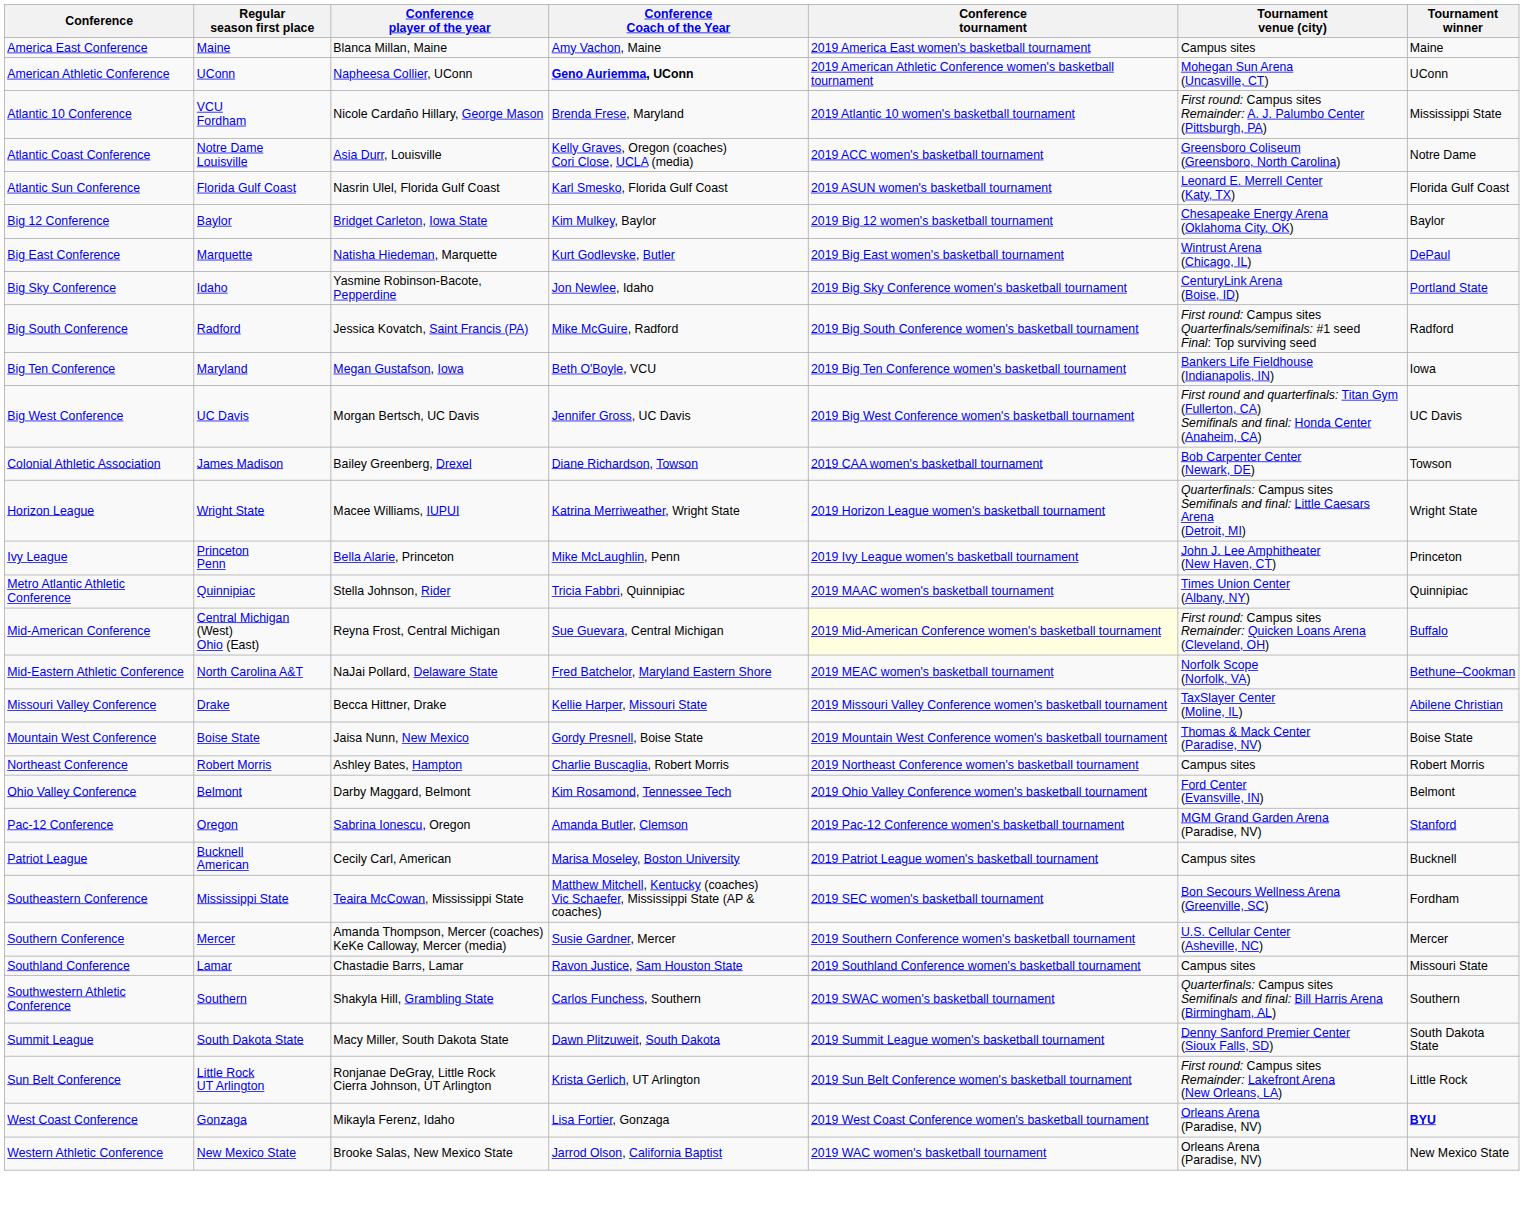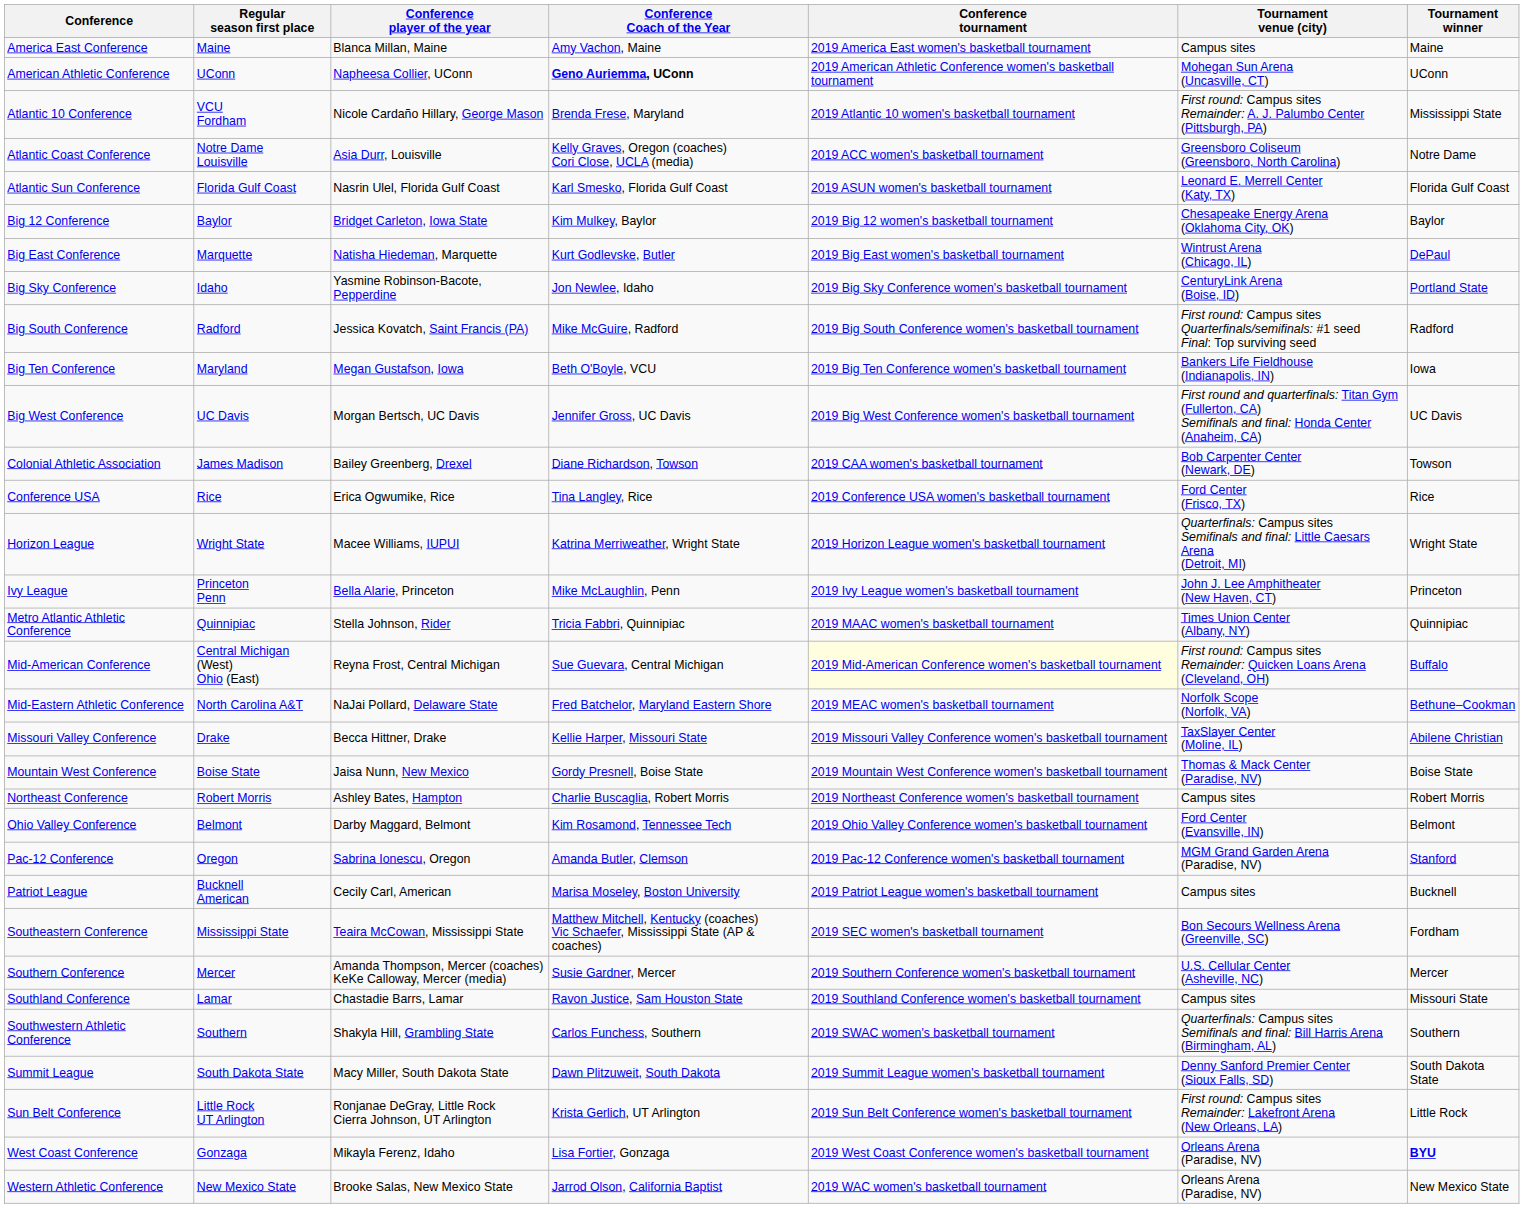+ row: (53, 496)
